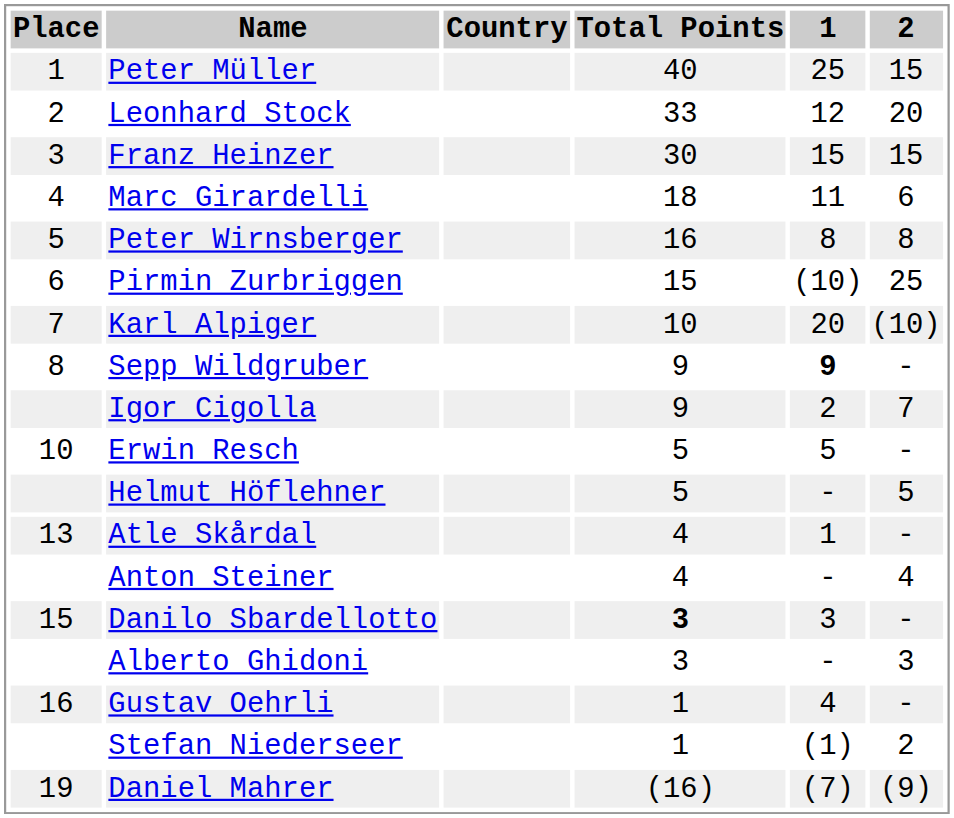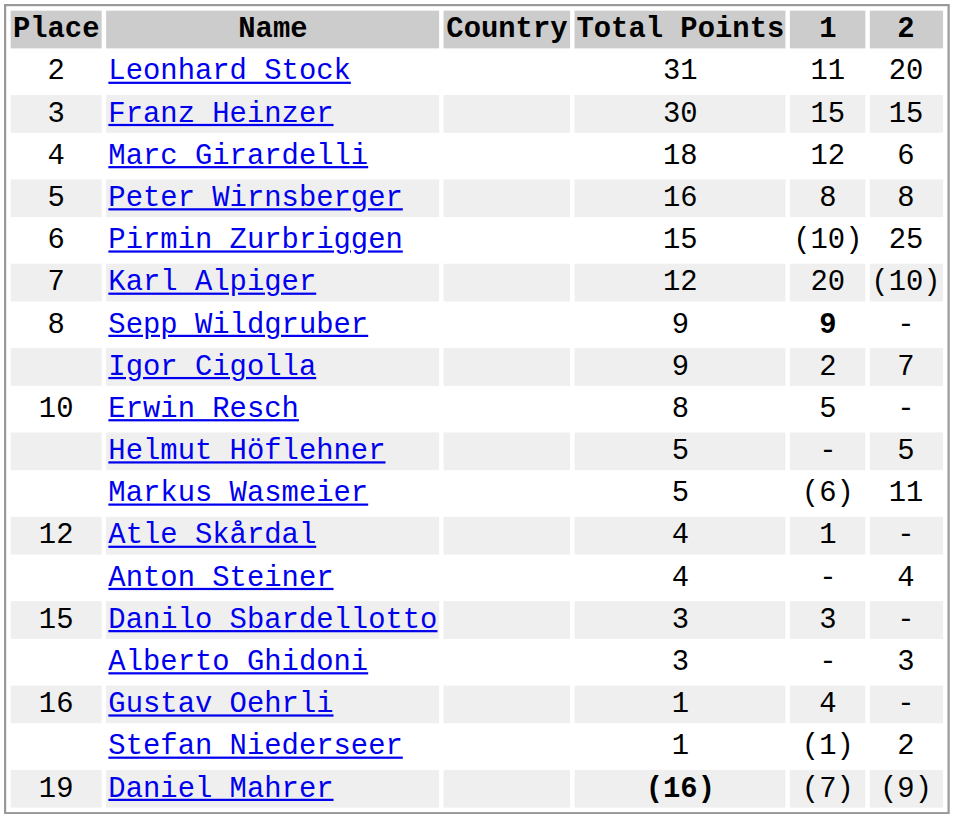- row: (212, 72)
(680, 114) 33 -> (680, 72) 31
(828, 114) 12 -> (828, 72) 11
(828, 198) 11 -> (828, 156) 12
(680, 325) 10 -> (680, 283) 12
(680, 451) 5 -> (680, 409) 8
+ row: (238, 494)
(56, 536) 13 -> (56, 536) 12
(680, 620) bold -> (680, 620) normal
(680, 789) normal -> (680, 789) bold
